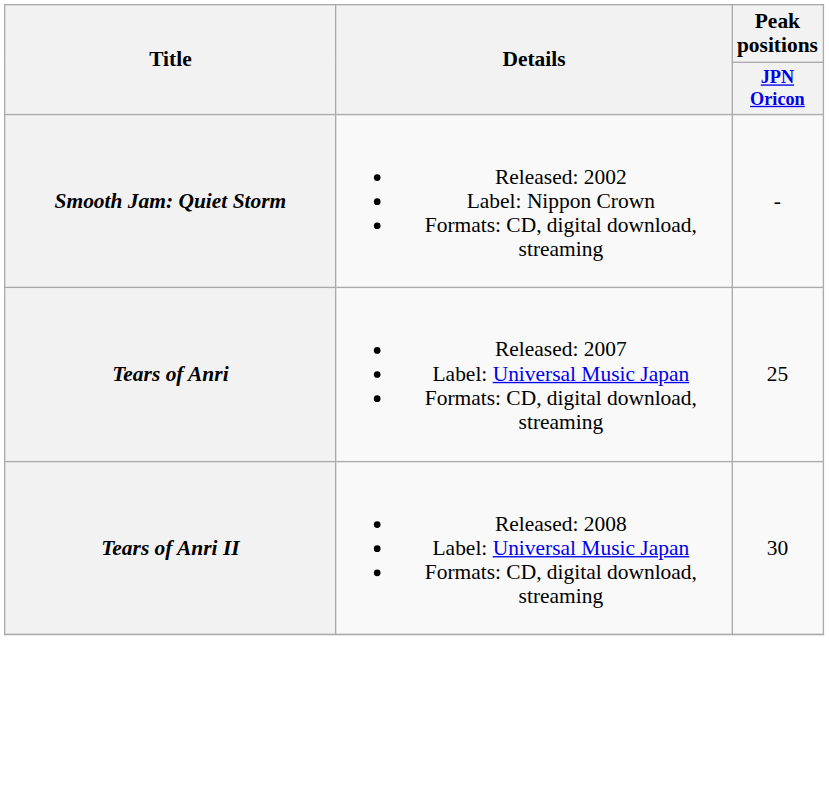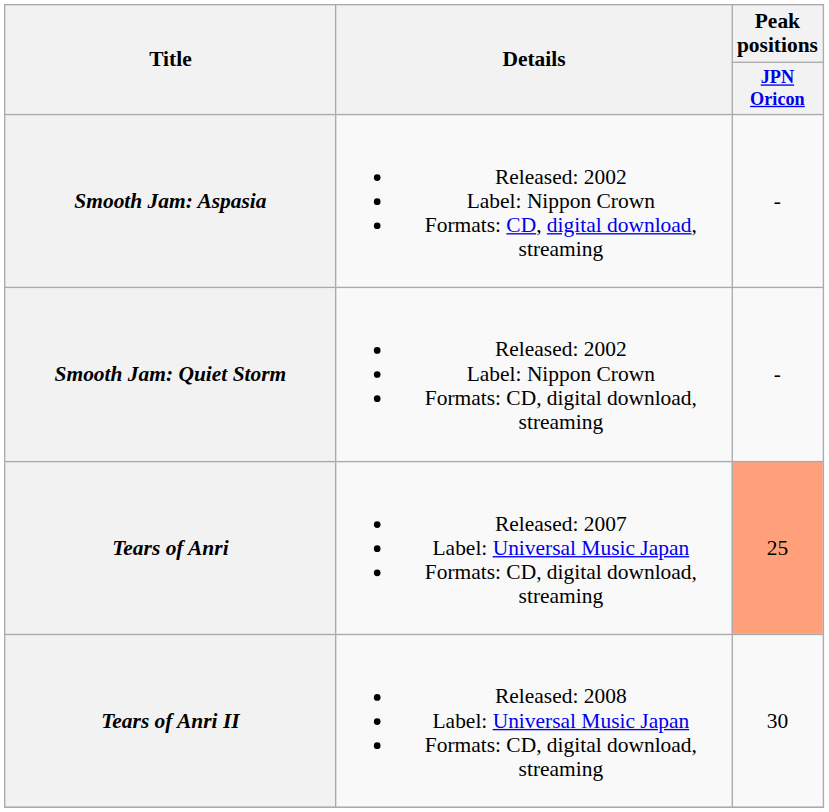+ row: (170, 200)
(777, 374) no background -> (777, 547) lightsalmon background
